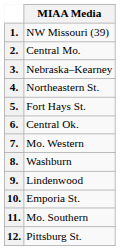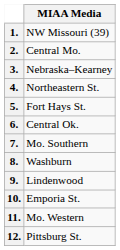(55, 143) Mo. Western -> (57, 143) Mo. Southern
(57, 217) Mo. Southern -> (55, 217) Mo. Western
